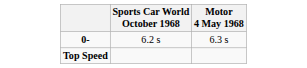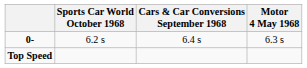+ column: (192, 18)
